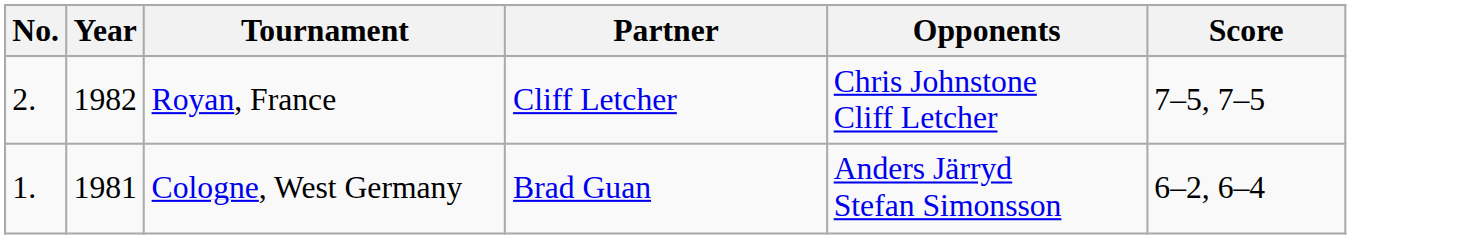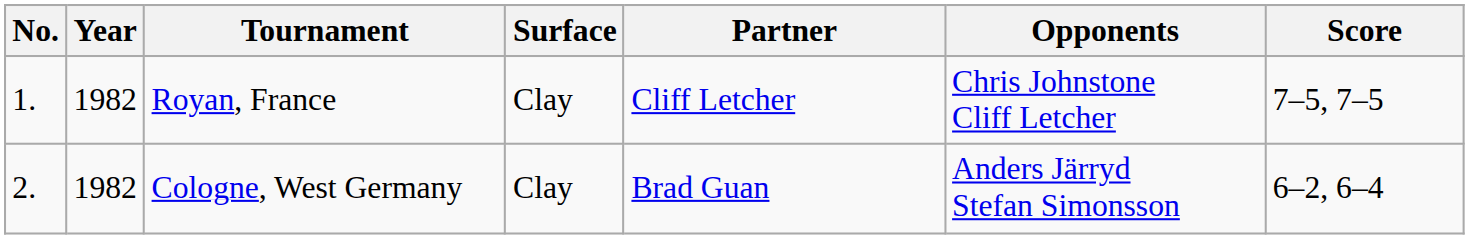+ column: (565, 29)
(24, 99) 2. -> (24, 99) 1.
(24, 187) 1. -> (24, 187) 2.
(105, 187) 1981 -> (105, 187) 1982
